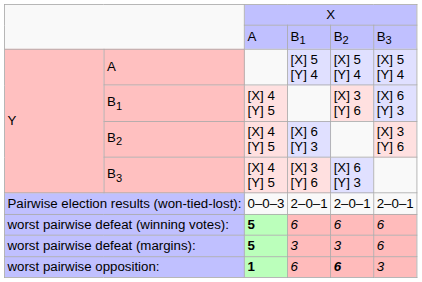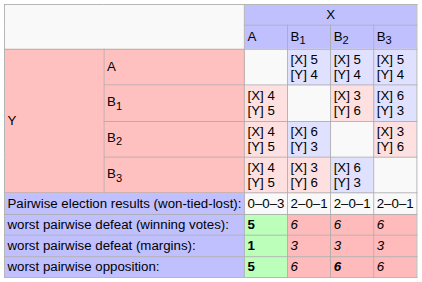(251, 245) 5 -> (251, 245) 1
(380, 245) 6 -> (380, 245) 3
(251, 266) 1 -> (251, 266) 5
(380, 266) 3 -> (380, 266) 6
